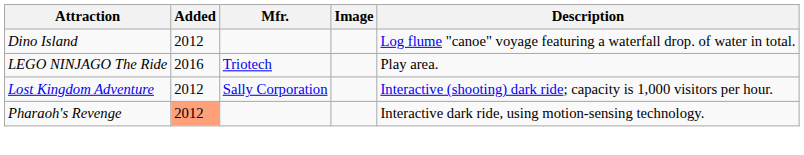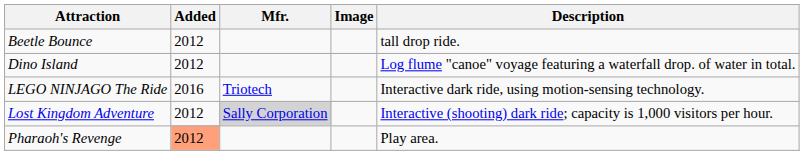+ row: (50, 41)
(409, 65) Play area. -> (542, 89) Interactive dark ride, using motion-sensing technology.
(275, 89) no background -> (275, 113) lightgrey background
(542, 113) Interactive dark ride, using motion-sensing technology. -> (409, 138) Play area.
